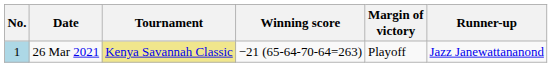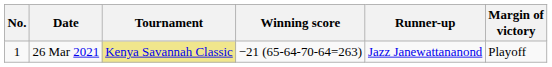columns swapped: (396, 22) <-> (487, 22)
(17, 51) lightblue background -> (17, 51) no background
